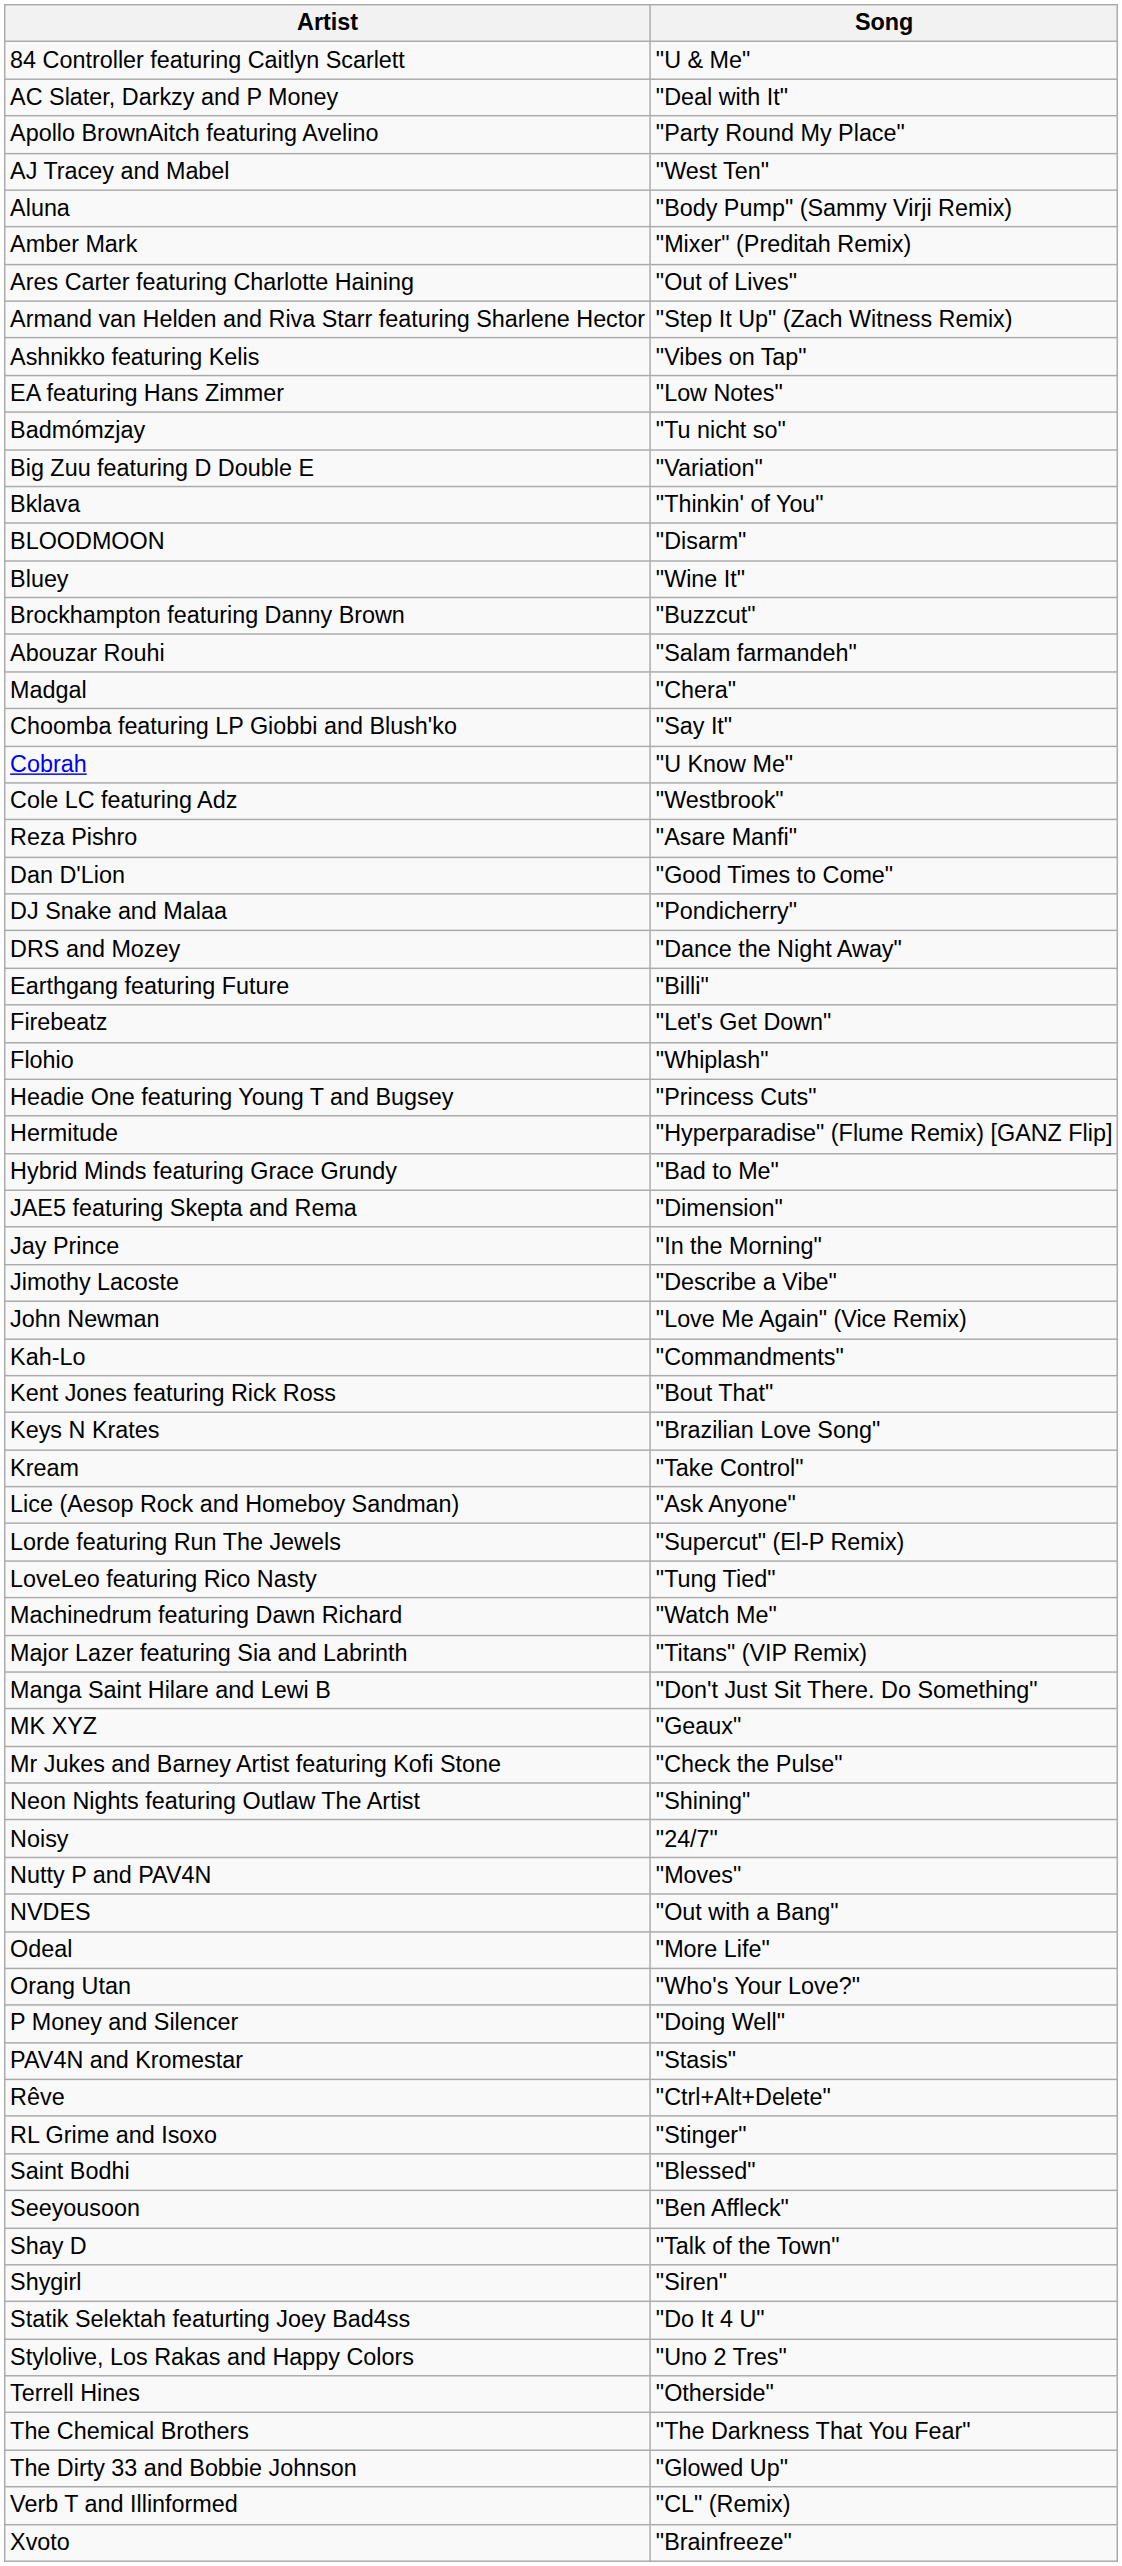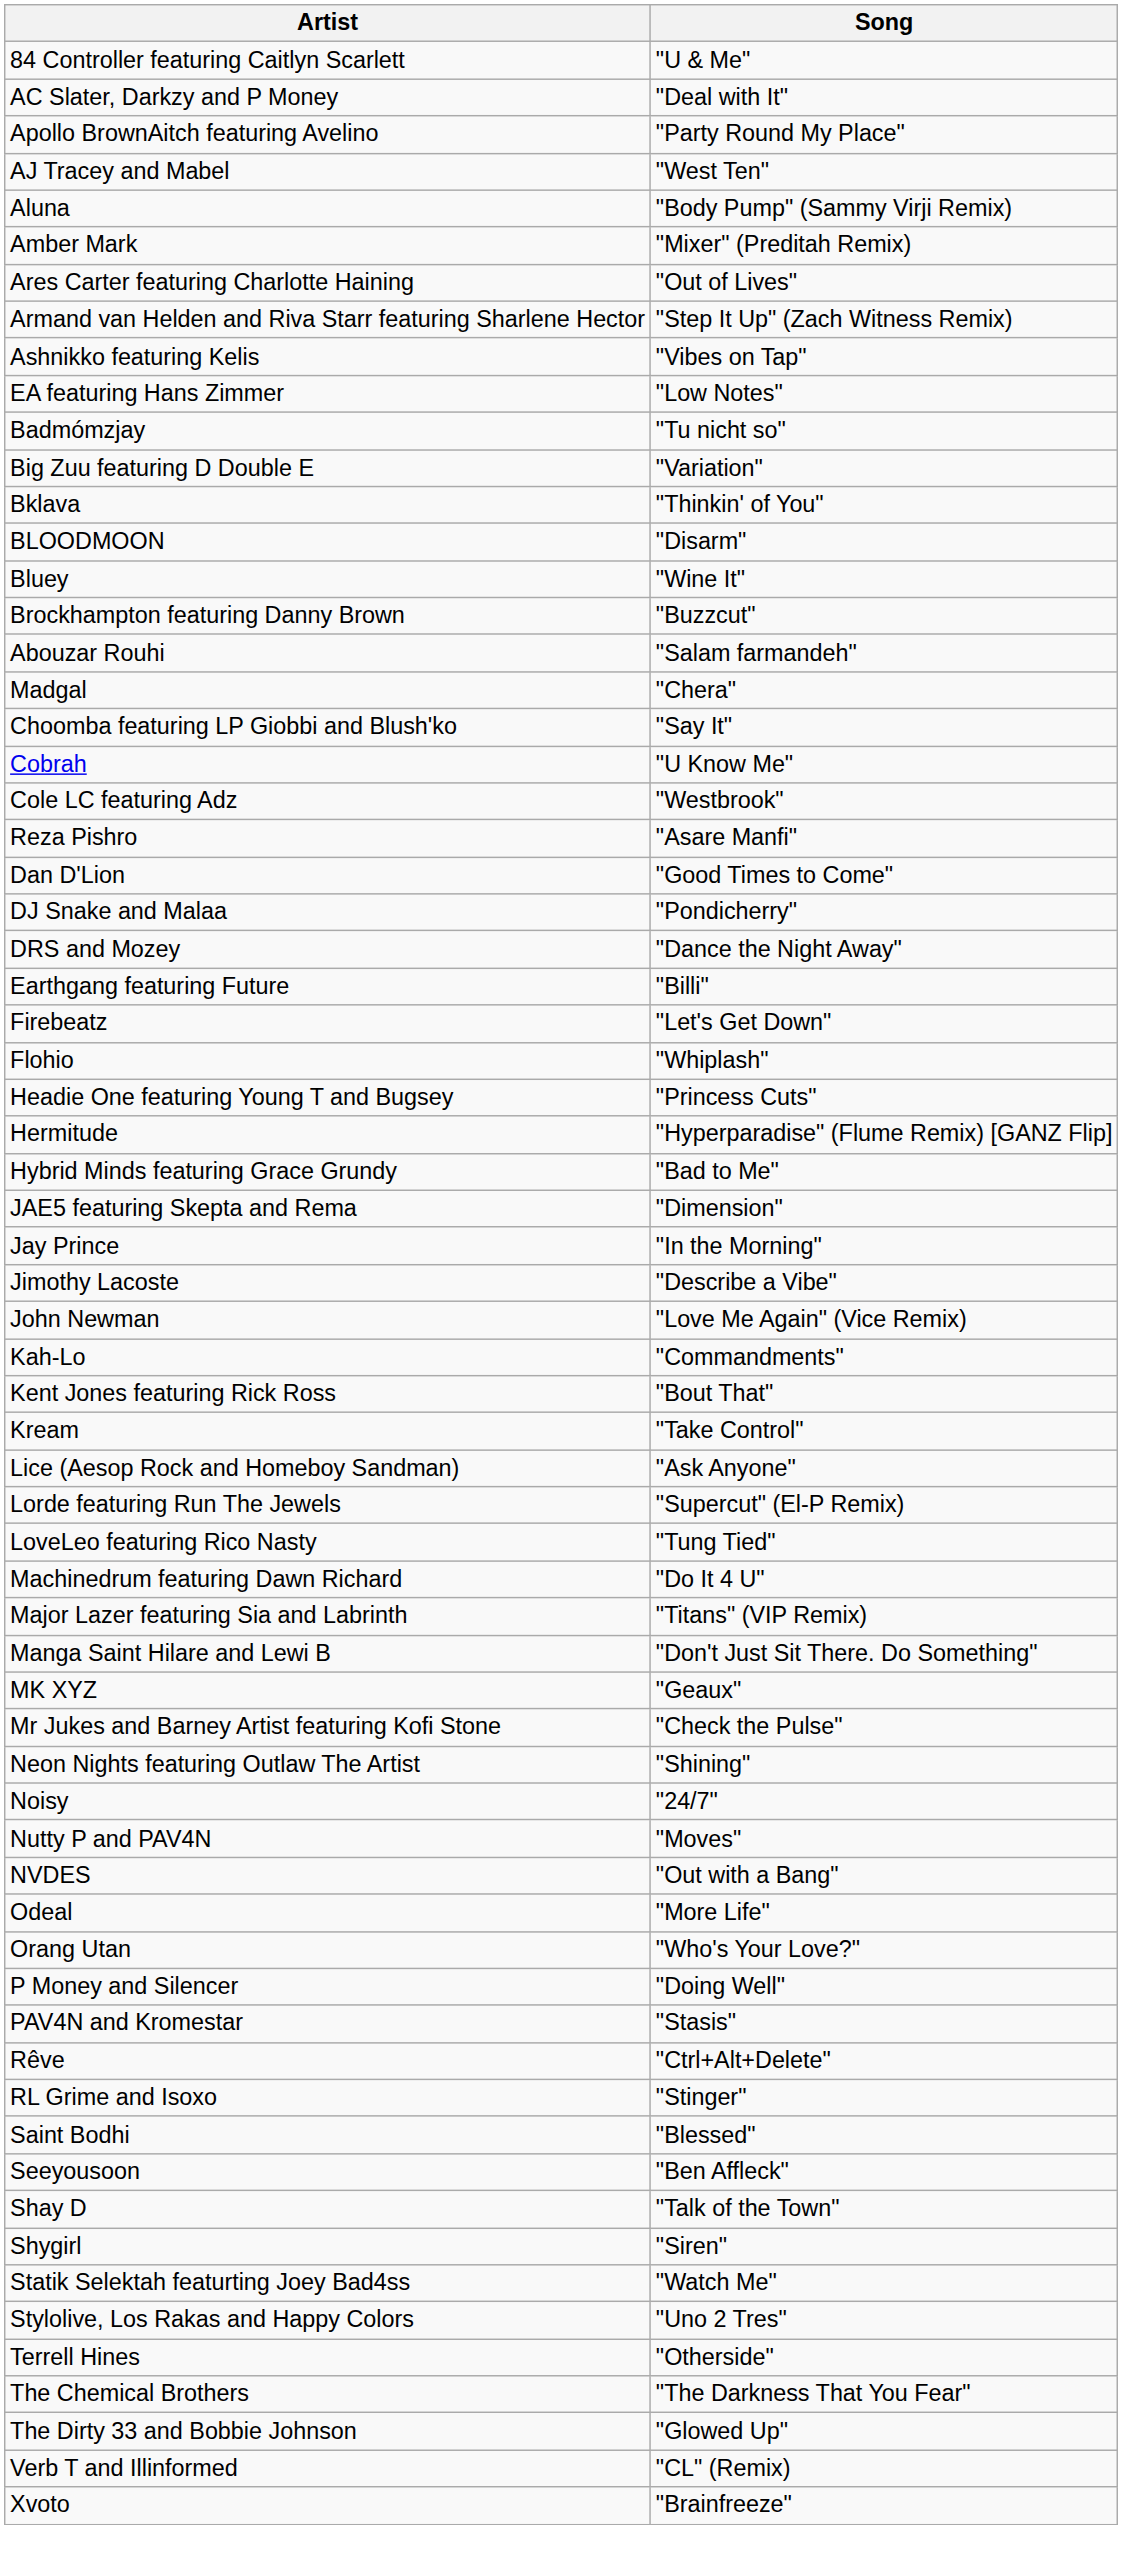- row: (85, 1430)
(716, 1616) "Watch Me" -> (710, 1579) "Do It 4 U"
(710, 2319) "Do It 4 U" -> (716, 2282) "Watch Me"
